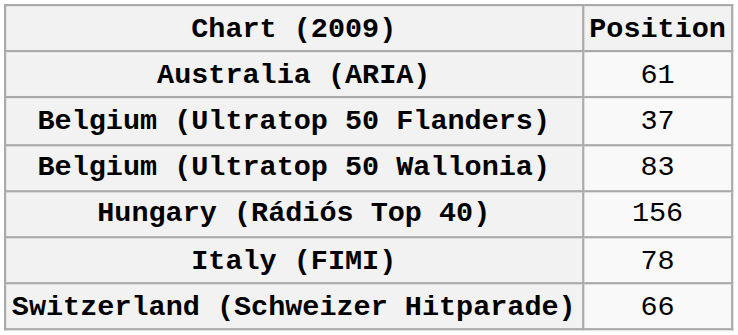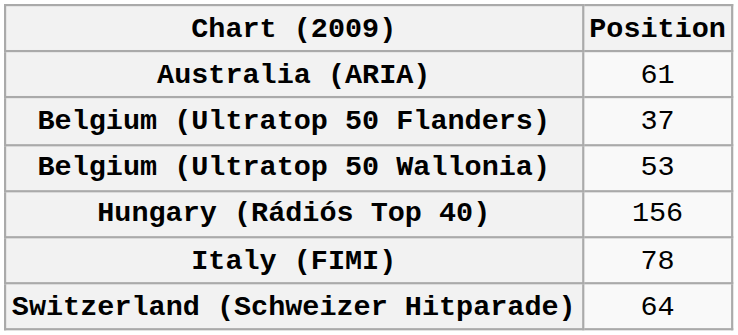(658, 167) 83 -> (658, 167) 53
(658, 307) 66 -> (658, 307) 64
